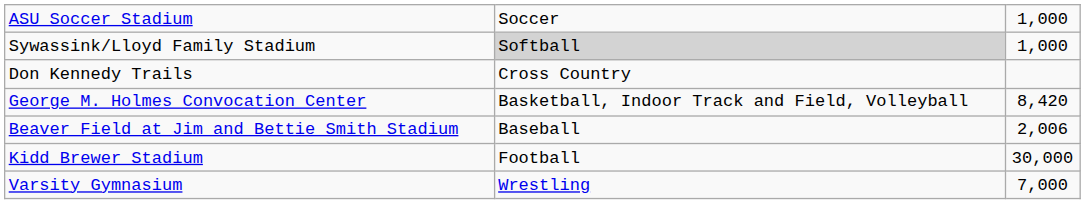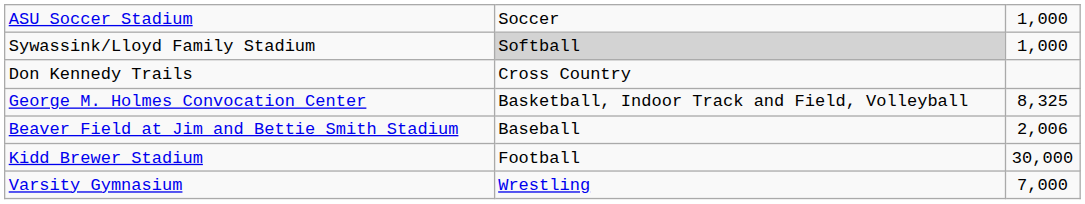(1043, 102) 8,420 -> (1043, 102) 8,325
